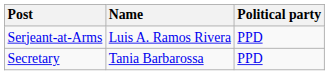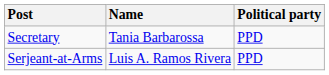rows swapped: (34, 59) <-> (55, 37)
